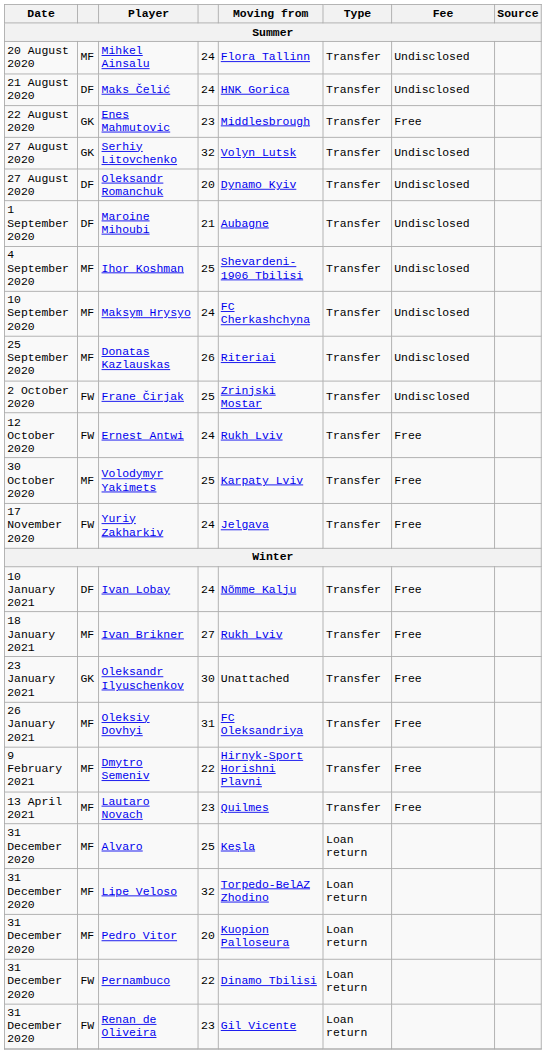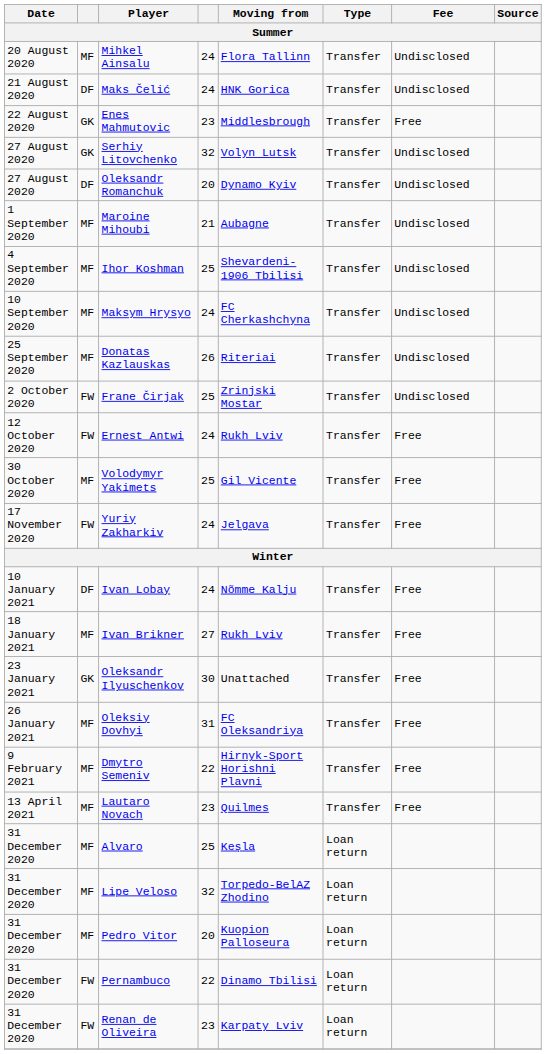(87, 223) DF -> (87, 223) MF
(262, 481) Karpaty Lviv -> (259, 481) Gil Vicente
(259, 1027) Gil Vicente -> (262, 1027) Karpaty Lviv
